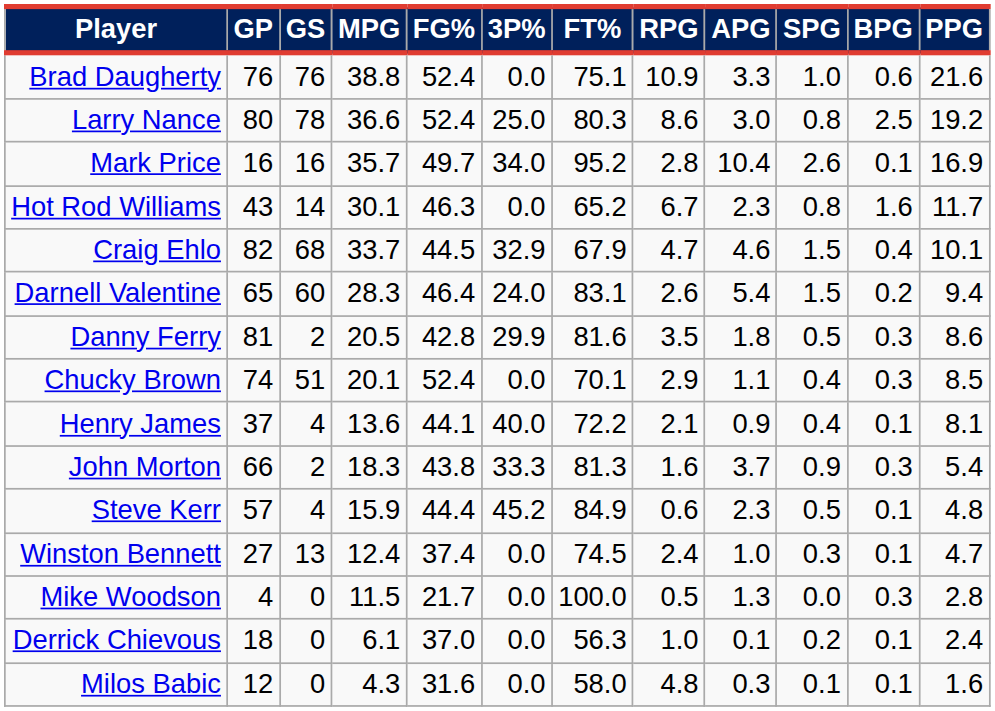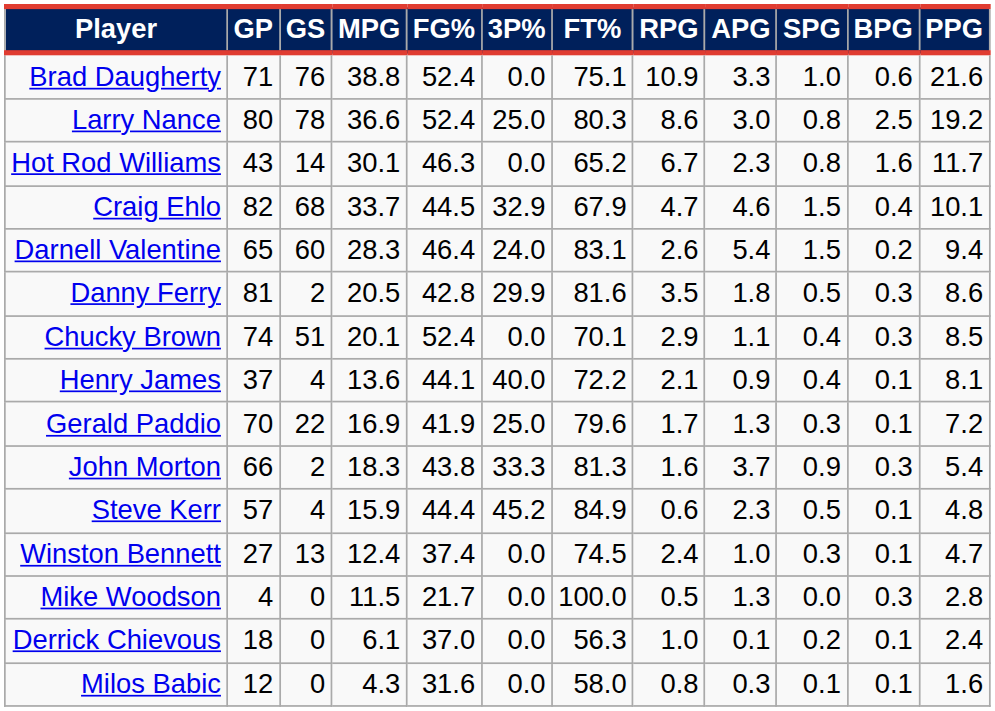(258, 76) 76 -> (258, 76) 71
- row: (156, 163)
+ row: (133, 423)
(680, 683) 4.8 -> (680, 683) 0.8
